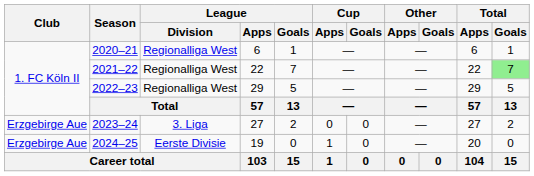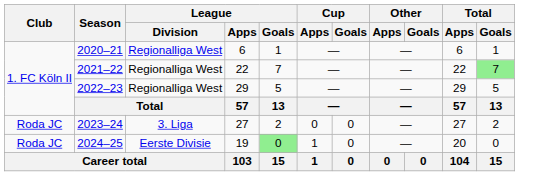(47, 124) Erzgebirge Aue -> (40, 124) Roda JC
(47, 143) Erzgebirge Aue -> (40, 143) Roda JC
(293, 143) no background -> (278, 143) lightgreen background
